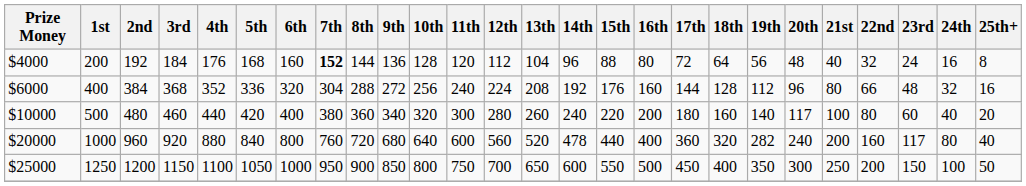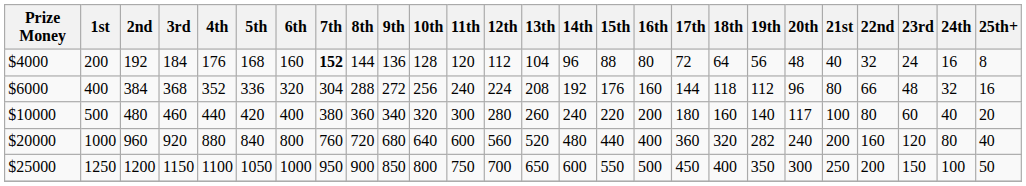(725, 88) 128 -> (725, 88) 118
(575, 140) 478 -> (575, 140) 480
(914, 140) 117 -> (914, 140) 120
